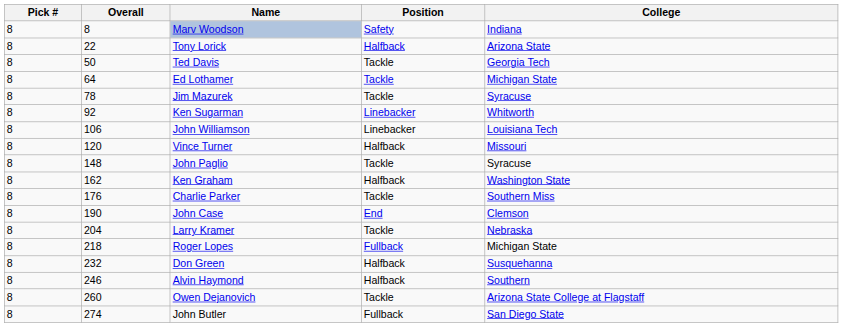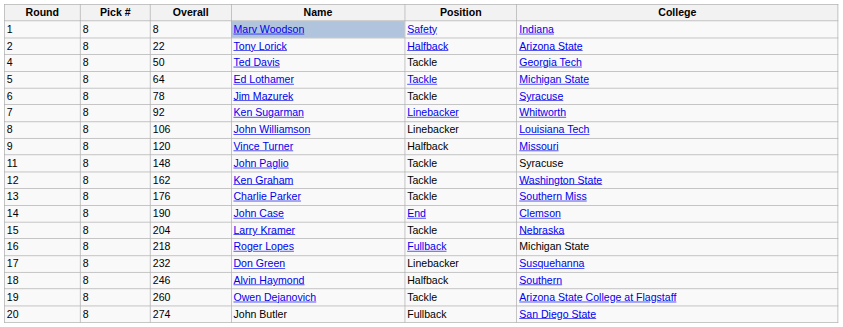+ column: (42, 12)
(384, 180) Halfback -> (422, 180) Tackle
(384, 264) Halfback -> (433, 264) Linebacker
